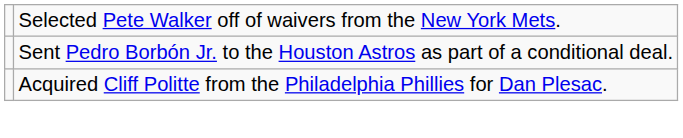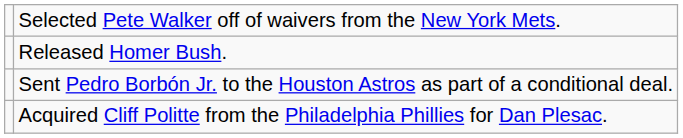+ row: (123, 52)
